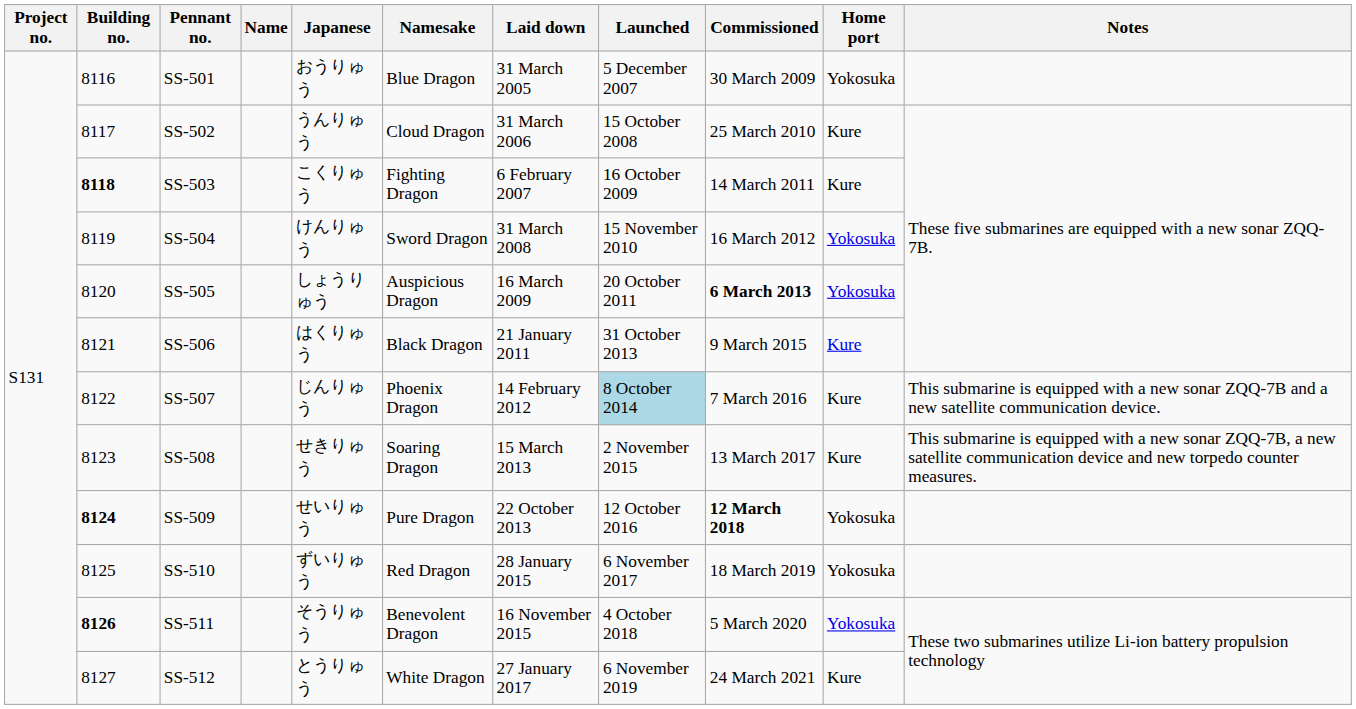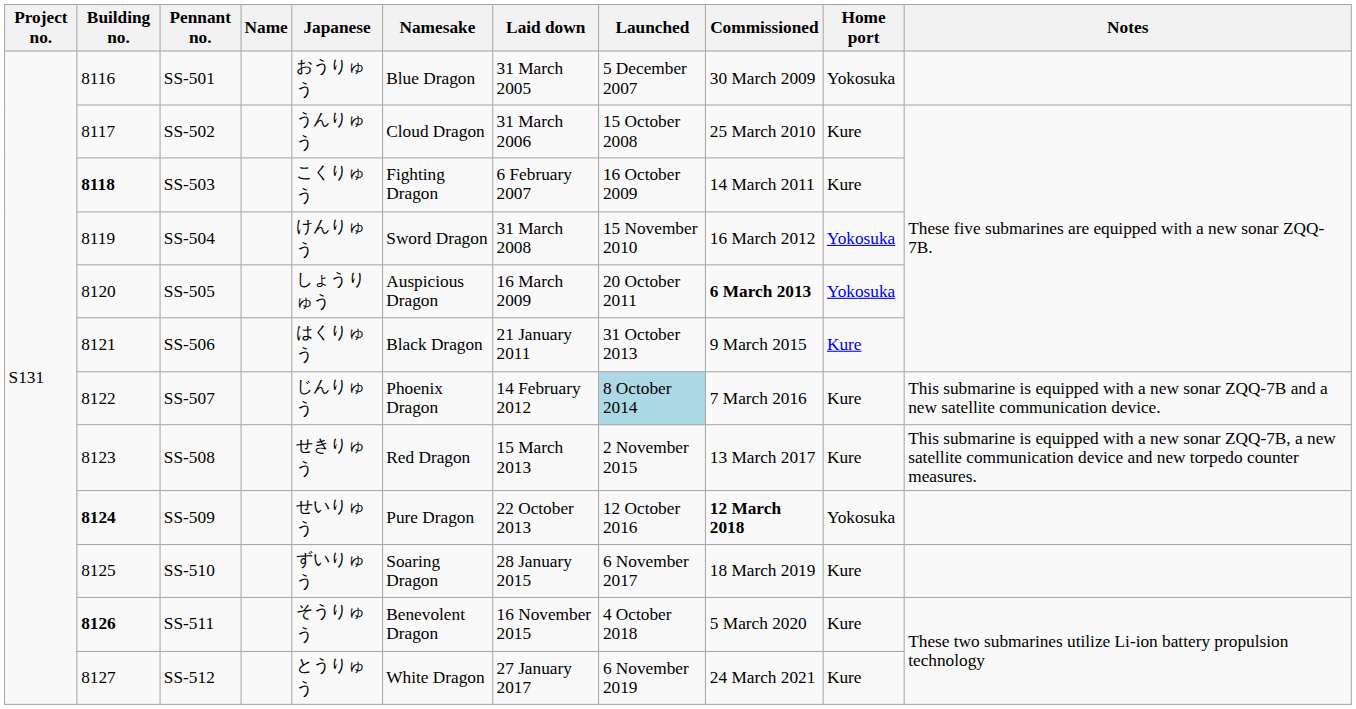(413, 457) Soaring Dragon -> (428, 457) Red Dragon
(428, 570) Red Dragon -> (413, 570) Soaring Dragon
(861, 570) Yokosuka -> (844, 570) Kure
(861, 624) Yokosuka -> (844, 624) Kure
